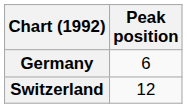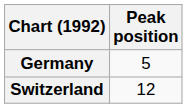(146, 63) 6 -> (146, 63) 5
